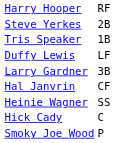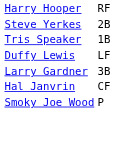- row: (46, 102)
- row: (33, 118)
